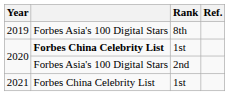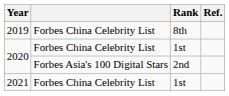(101, 30) Forbes Asia's 100 Digital Stars -> (94, 30) Forbes China Celebrity List
(99, 47) bold -> (94, 47) normal
